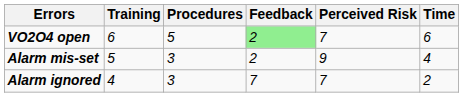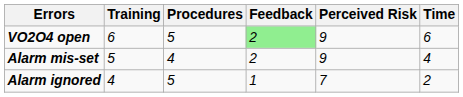(323, 37) 7 -> (323, 37) 9
(171, 59) 3 -> (171, 59) 4
(171, 80) 3 -> (171, 80) 5
(253, 80) 7 -> (253, 80) 1
